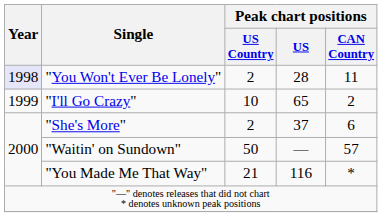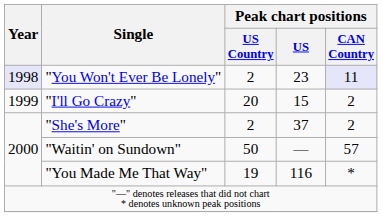(301, 77) 28 -> (301, 77) 23
(351, 77) no background -> (351, 77) lavender background
(251, 101) 10 -> (251, 101) 20
(301, 101) 65 -> (301, 101) 15
(351, 125) 6 -> (351, 125) 2
(251, 173) 21 -> (251, 173) 19
